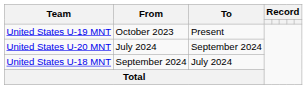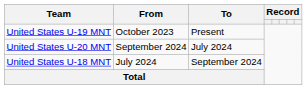(136, 46) July 2024 -> (151, 46) September 2024
(226, 46) September 2024 -> (211, 46) July 2024
(151, 62) September 2024 -> (136, 62) July 2024
(211, 62) July 2024 -> (226, 62) September 2024
